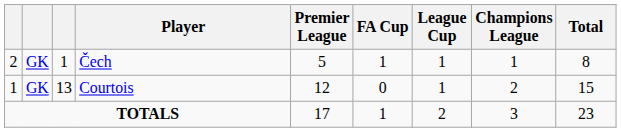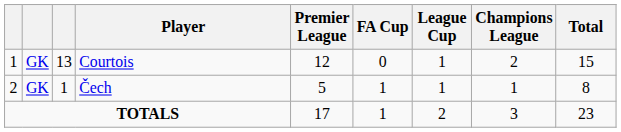rows swapped: (106, 88) <-> (95, 62)
